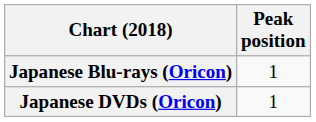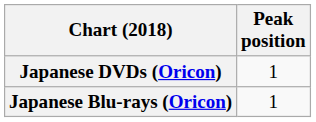rows swapped: (121, 101) <-> (121, 71)
